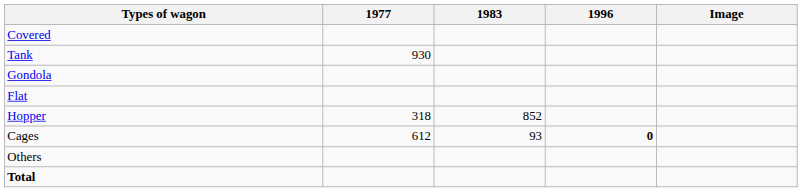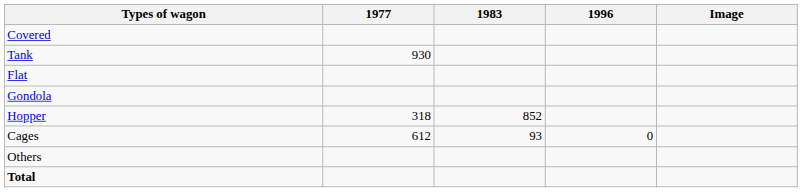rows swapped: (29, 75) <-> (17, 95)
(650, 136) bold -> (650, 136) normal
